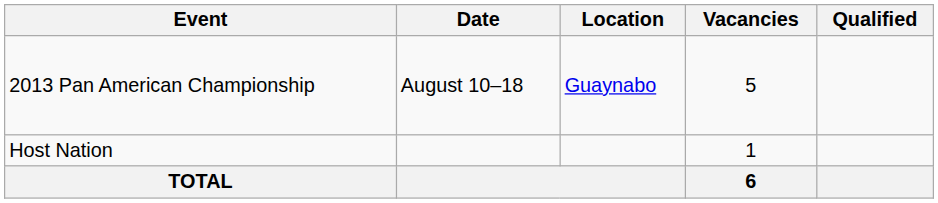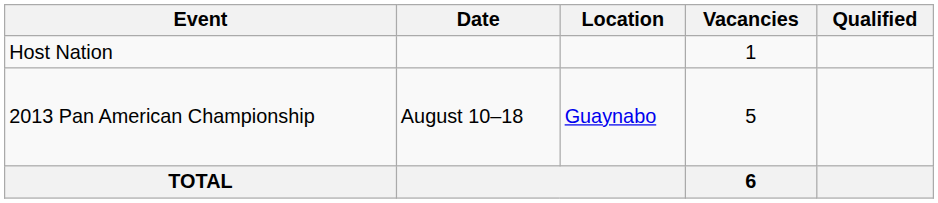rows swapped: (61, 150) <-> (162, 85)
